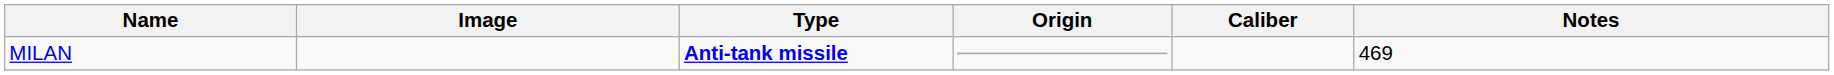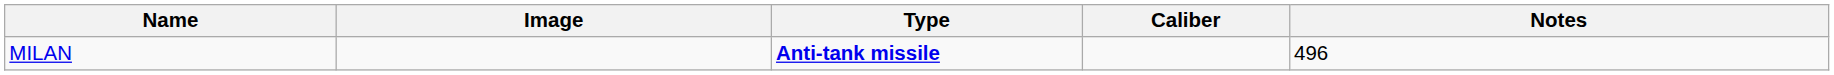- column: (1062, 20)
(1376, 53) 469 -> (1311, 53) 496
